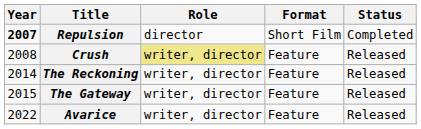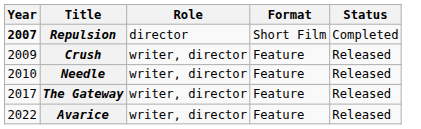(22, 54) 2008 -> (22, 54) 2009
(203, 54) khaki background -> (188, 54) no background
+ row: (83, 74)
- row: (90, 74)
(22, 94) 2015 -> (22, 94) 2017
